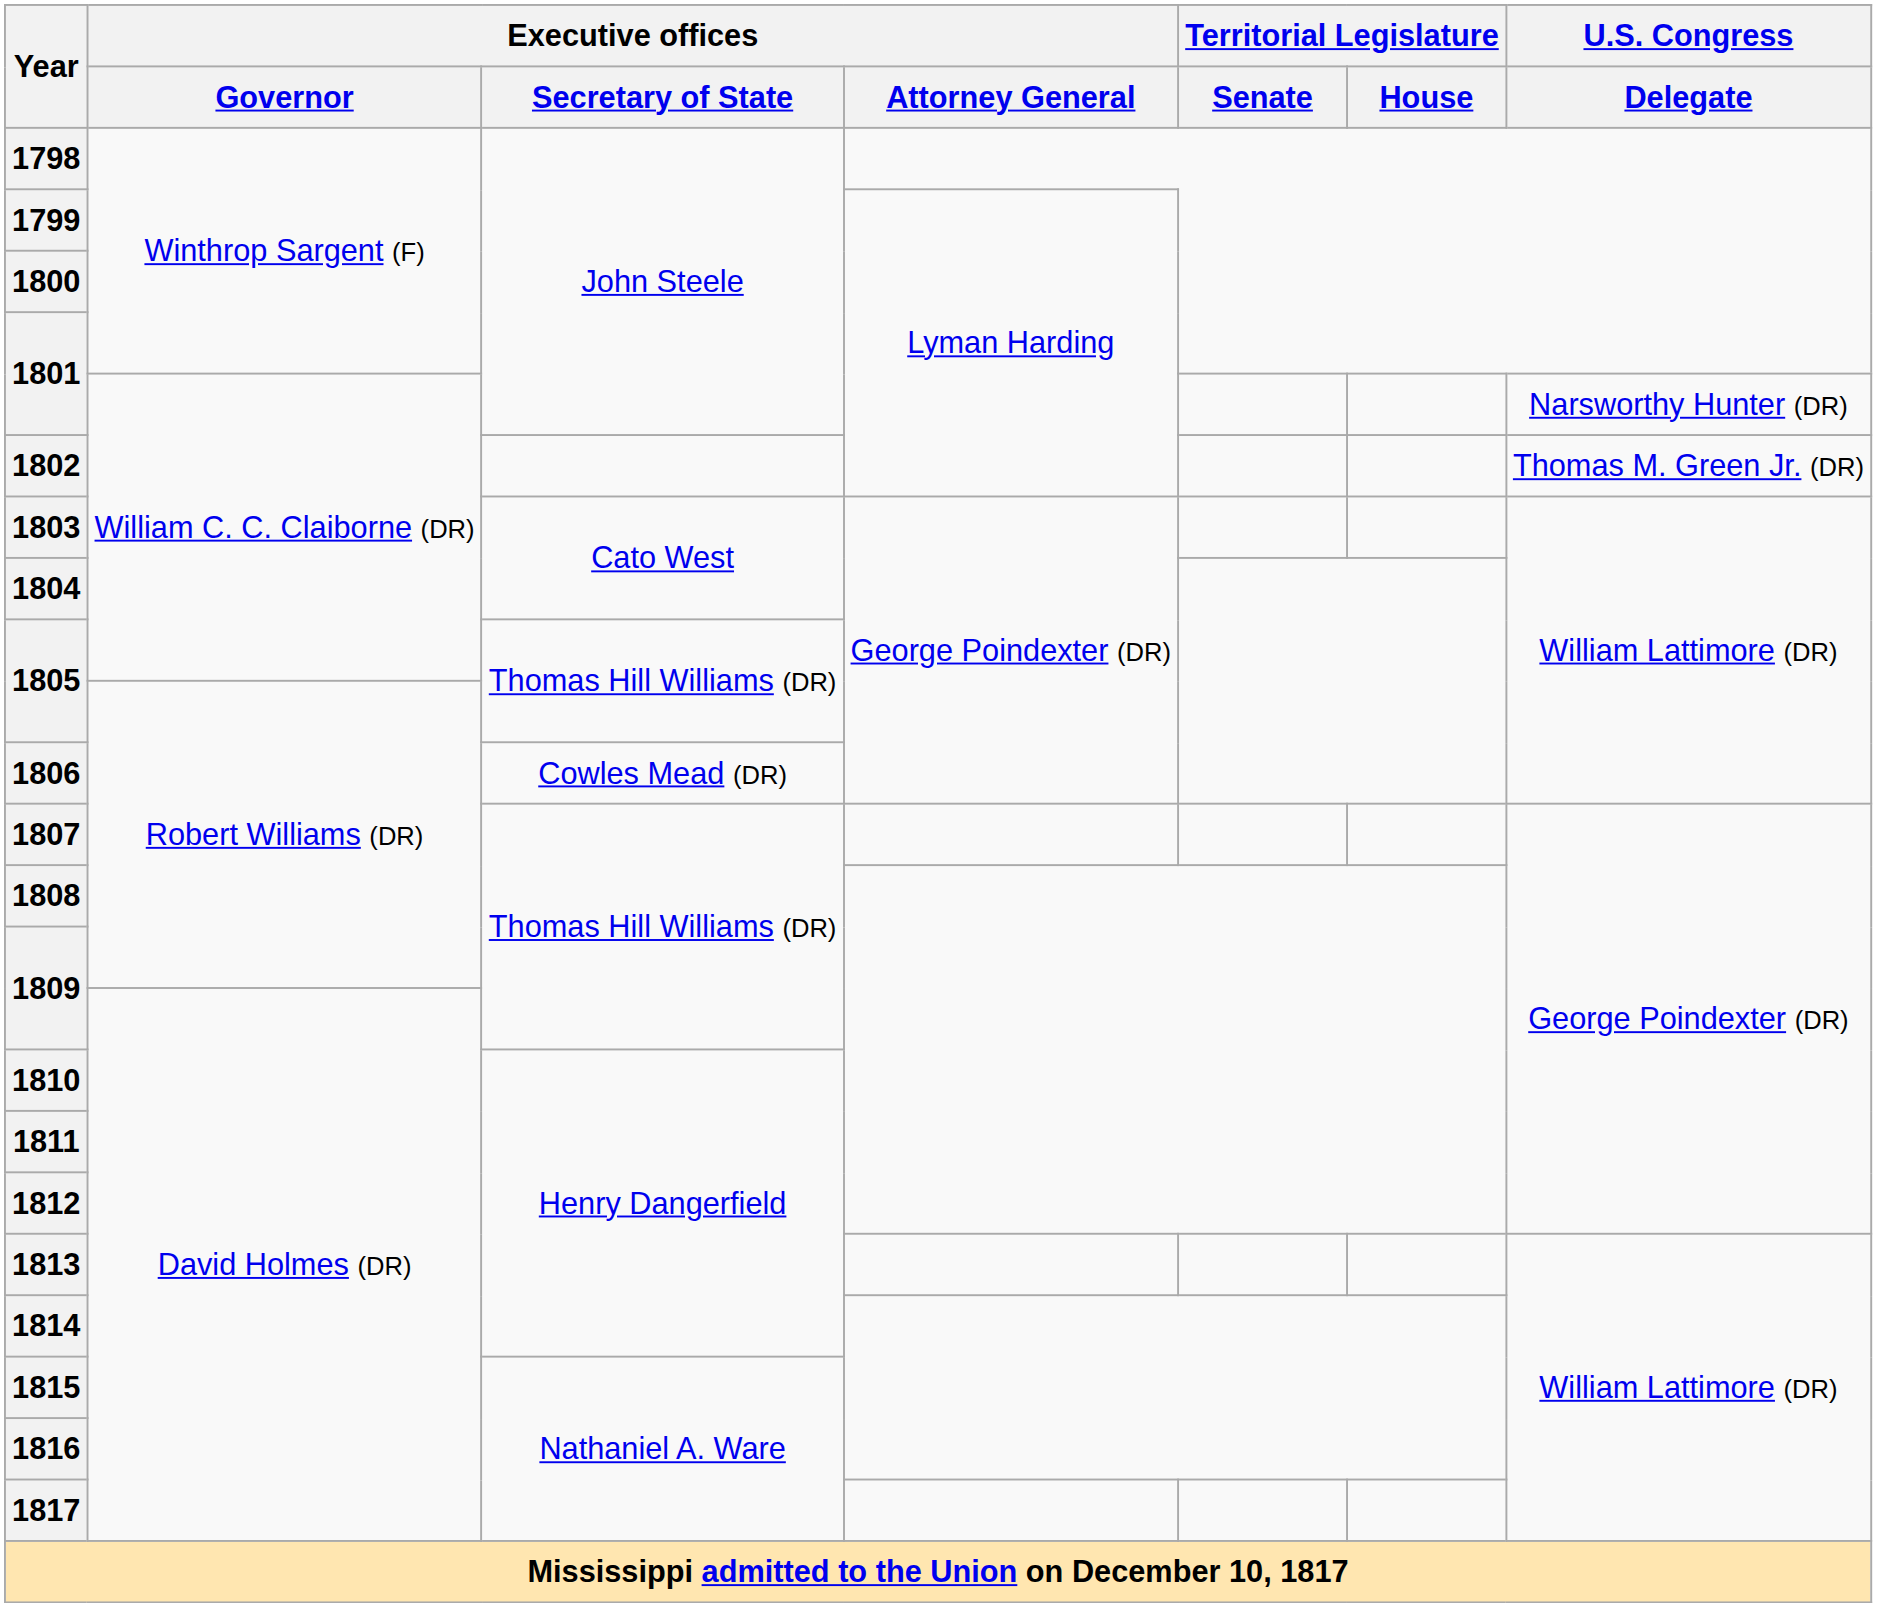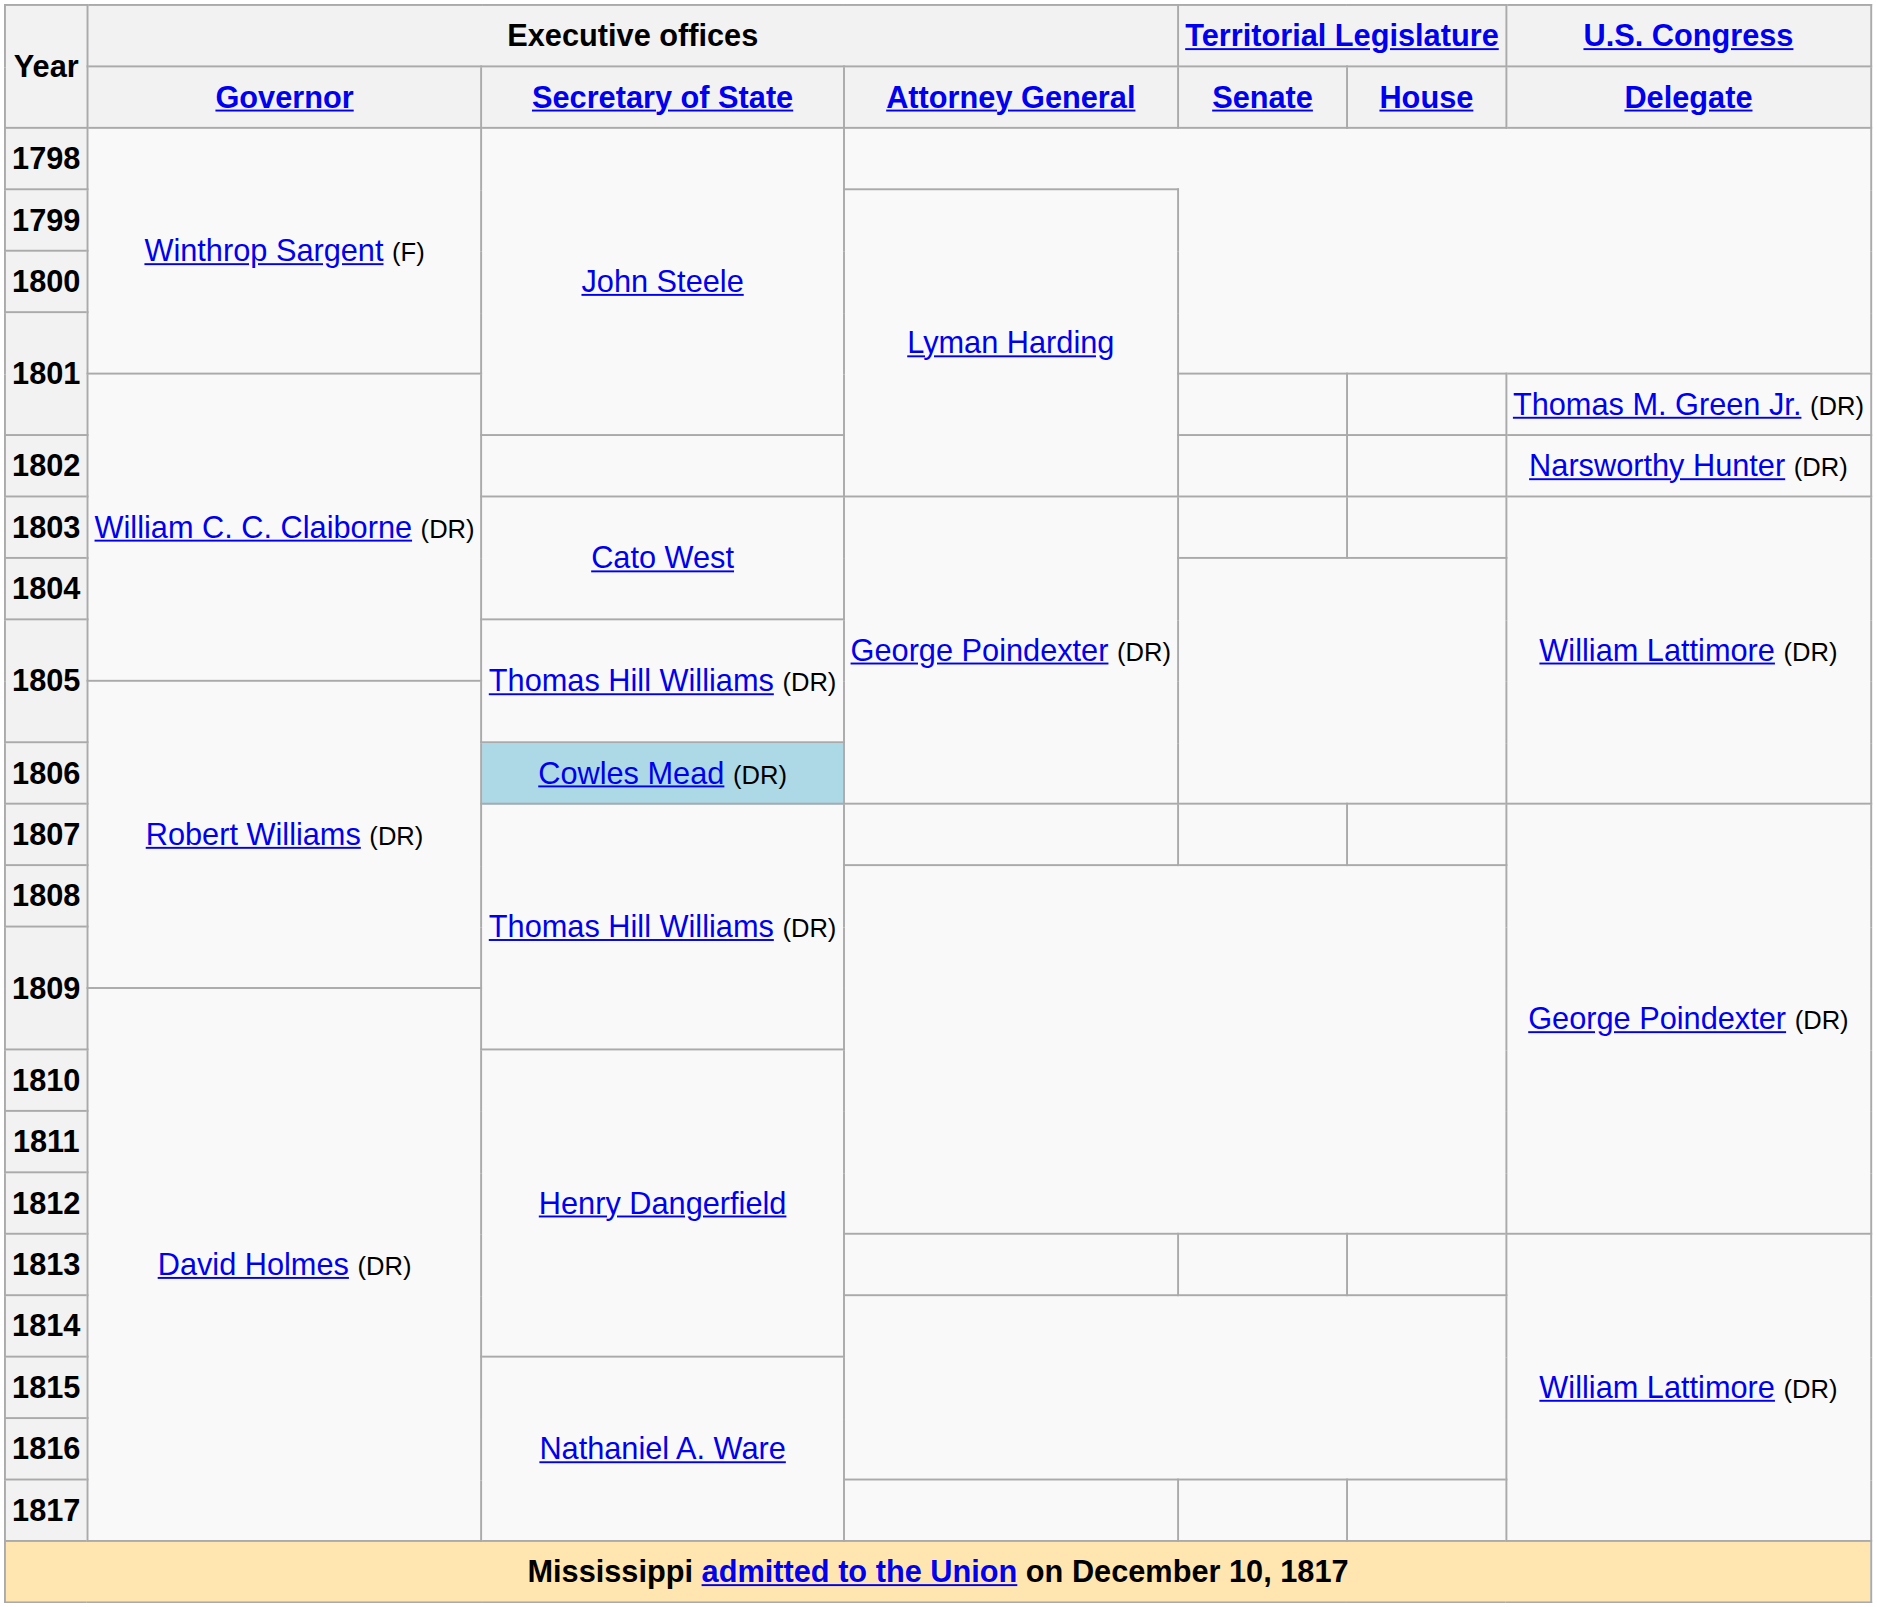(1688, 403) Narsworthy Hunter (DR) -> (1688, 403) Thomas M. Green Jr. (DR)
(1688, 465) Thomas M. Green Jr. (DR) -> (1688, 465) Narsworthy Hunter (DR)
(663, 772) no background -> (663, 772) lightblue background
